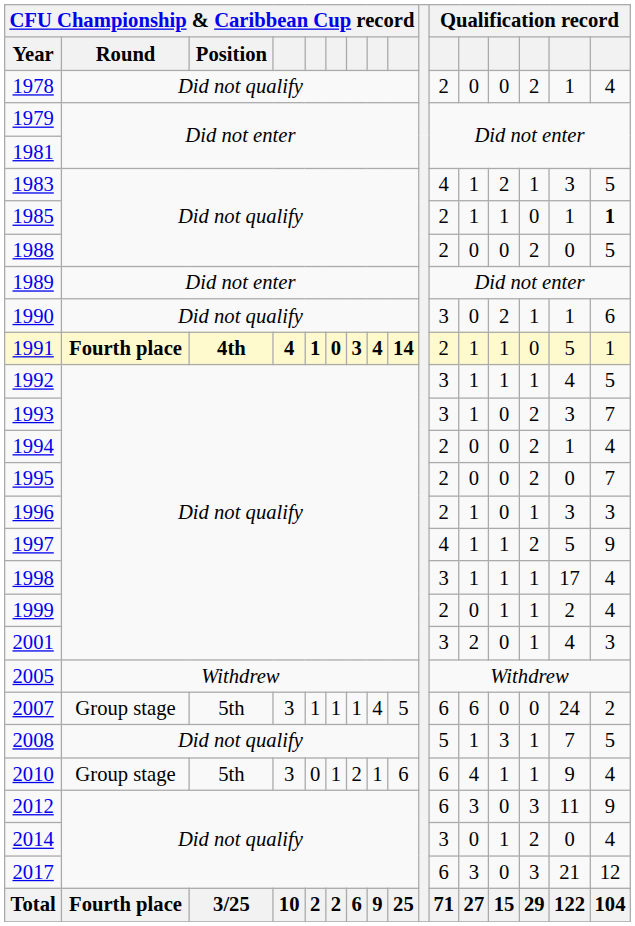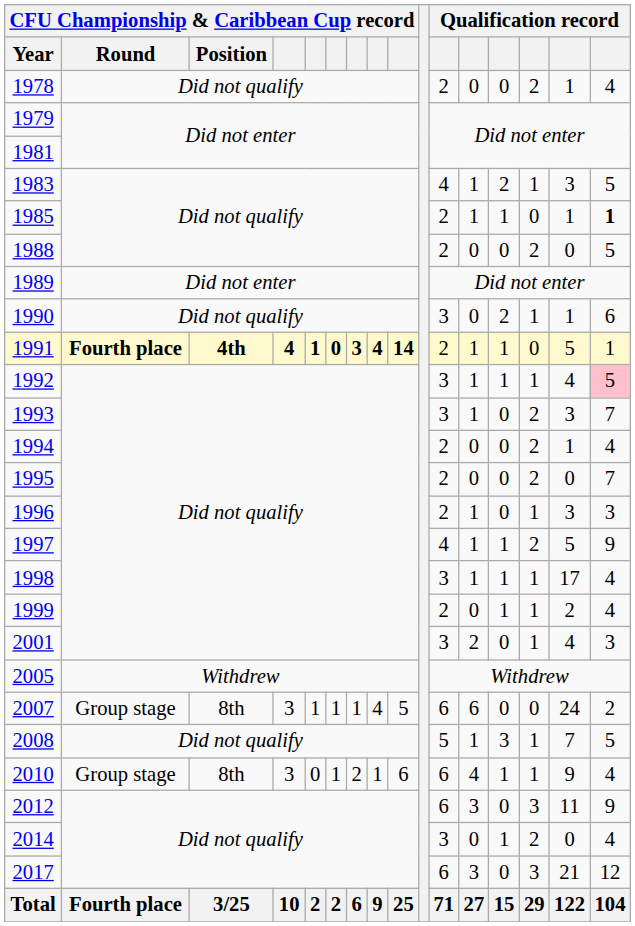(610, 380) no background -> (610, 380) pink background
(231, 708) 5th -> (231, 708) 8th
(231, 773) 5th -> (231, 773) 8th
